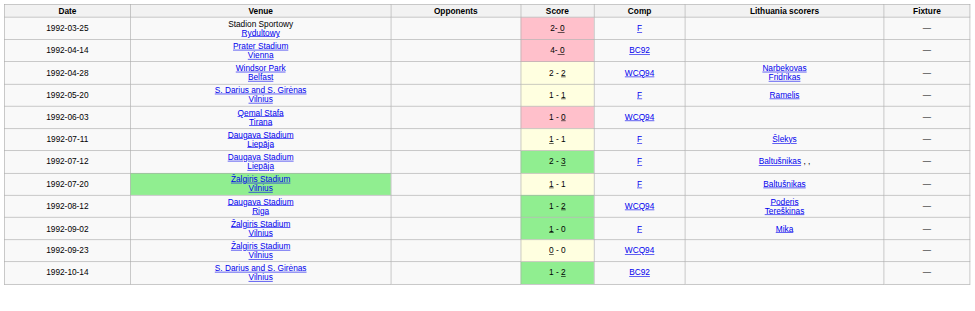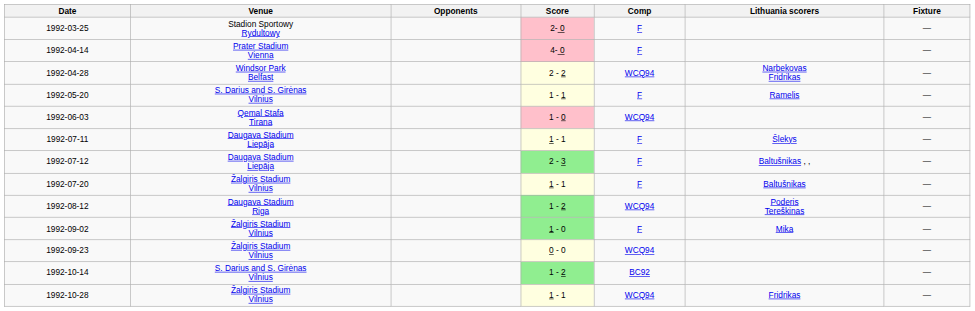(640, 50) BC92 -> (640, 50) F
(261, 184) lightgreen background -> (261, 184) no background
+ row: (67, 295)
